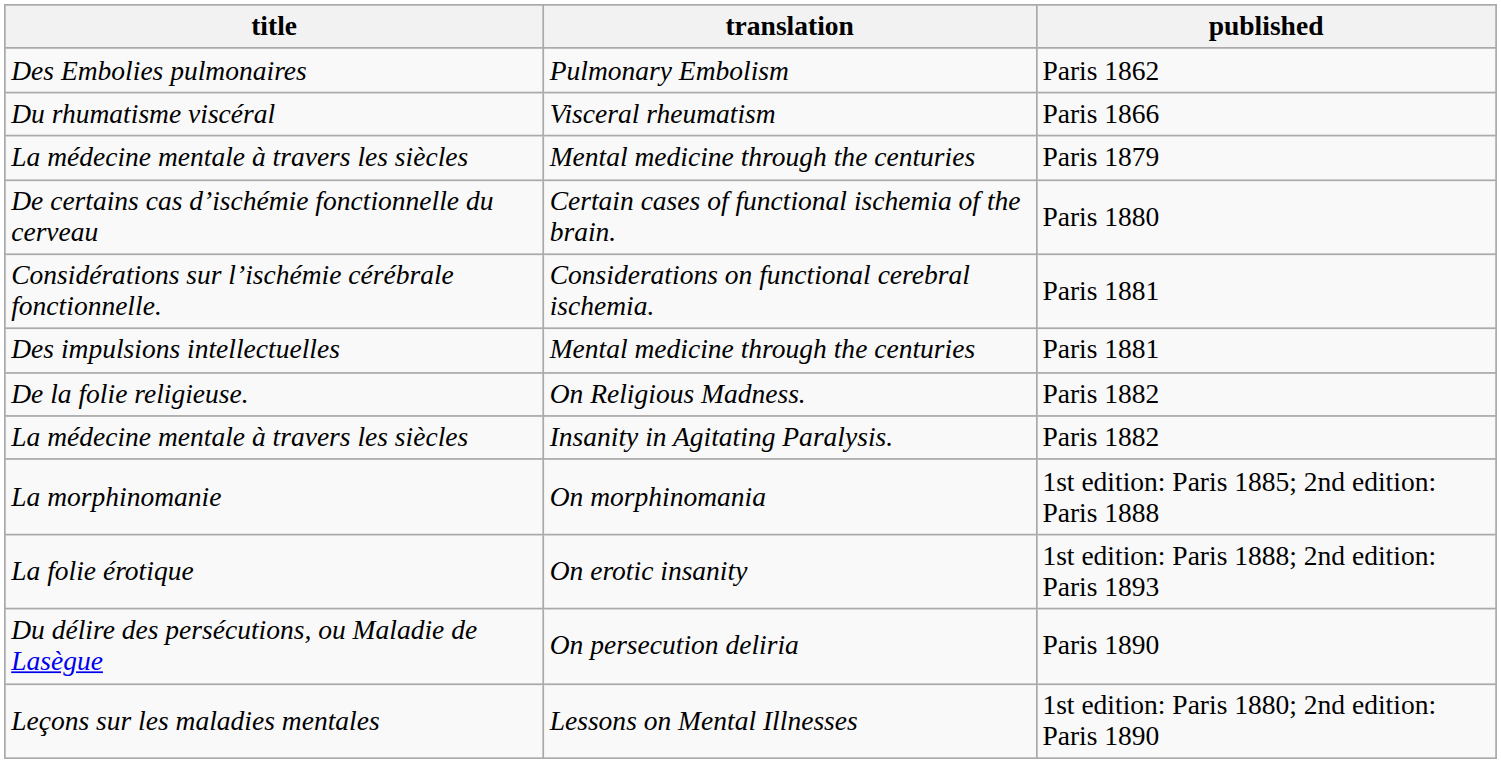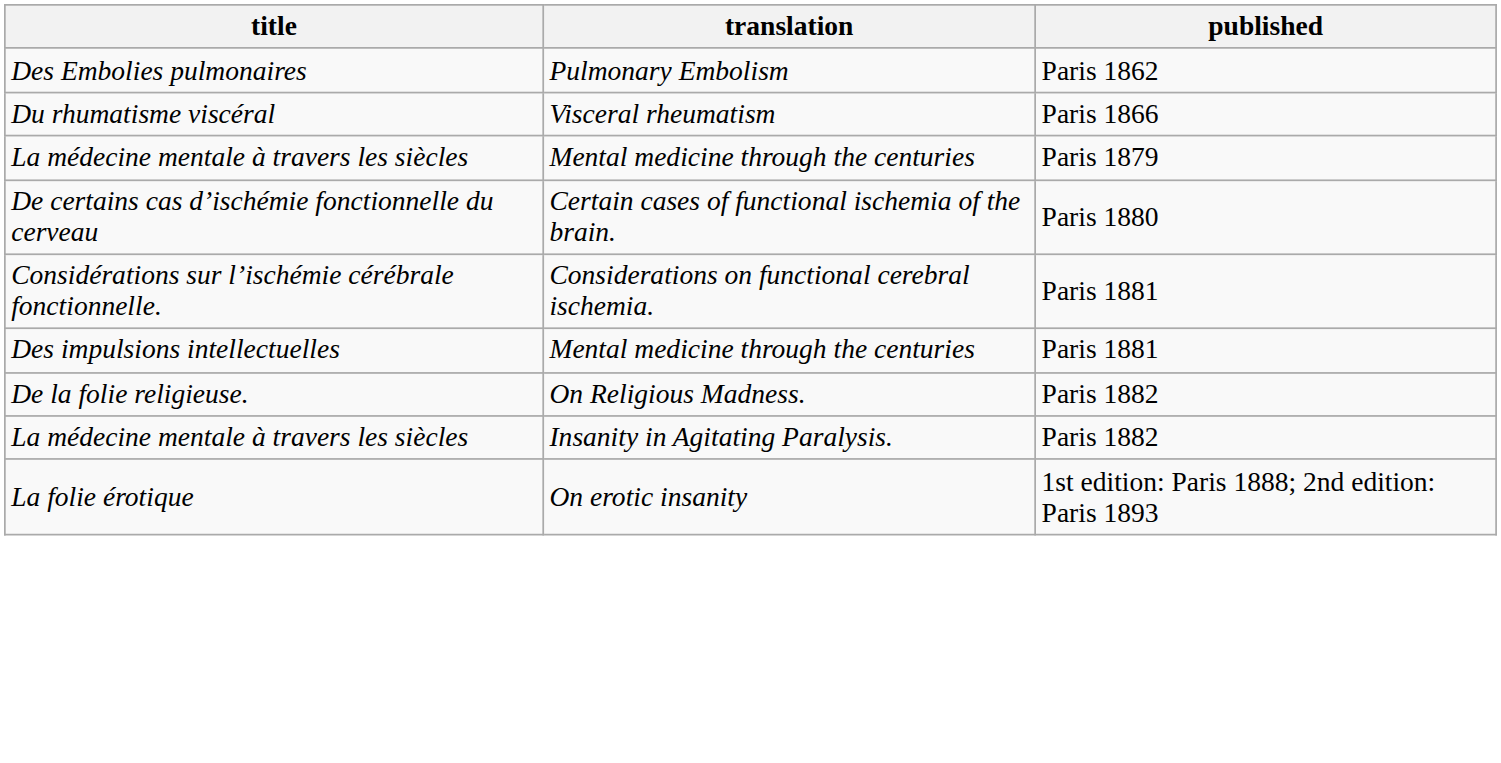- row: (116, 496)
- row: (244, 645)
- row: (195, 720)
